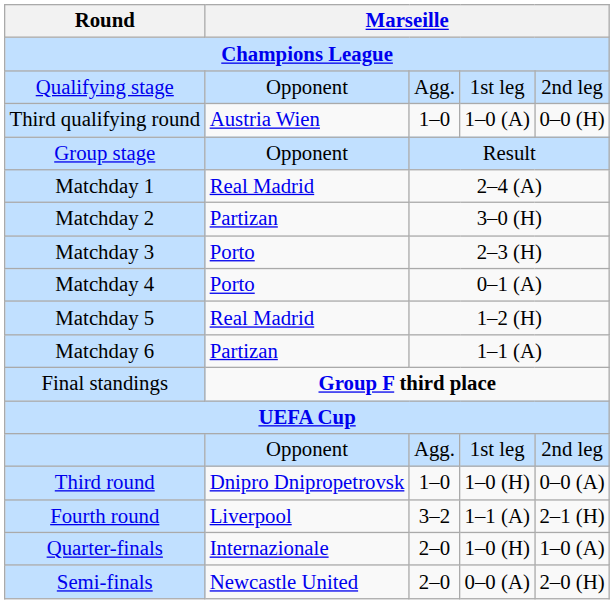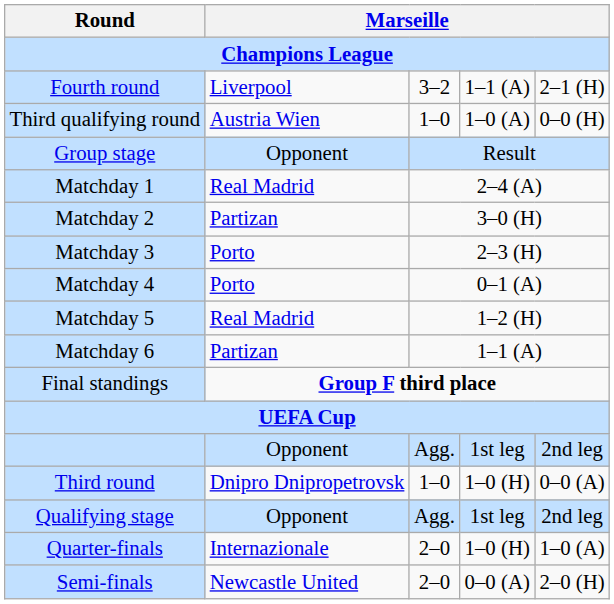rows swapped: (105, 86) <-> (105, 515)
